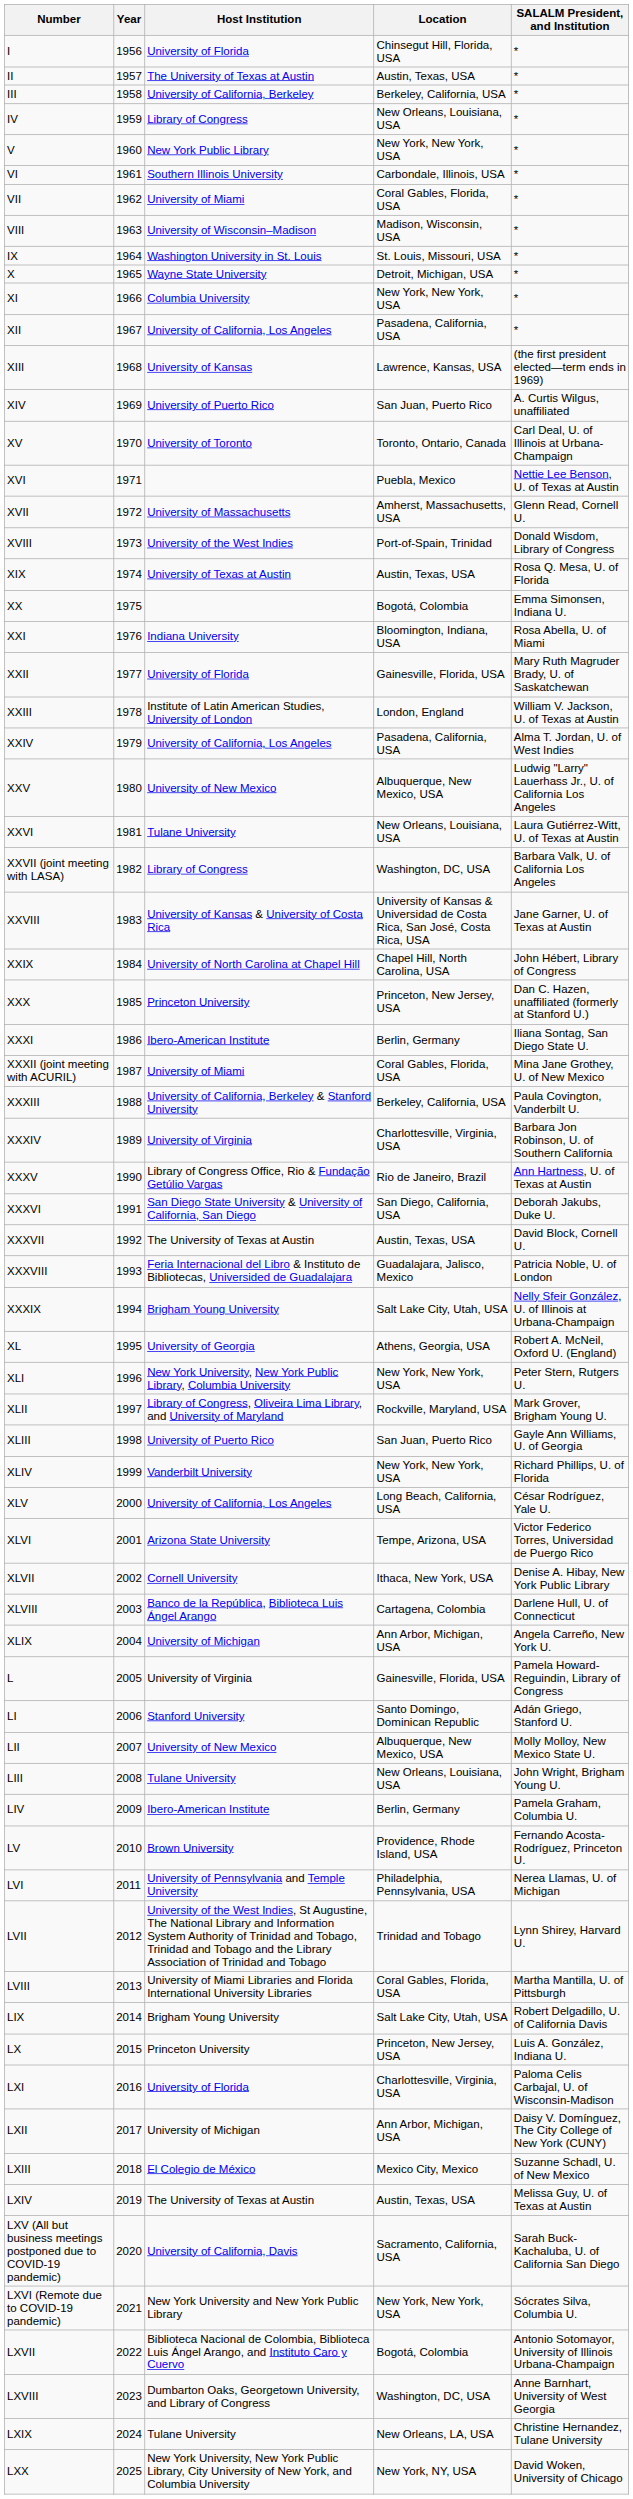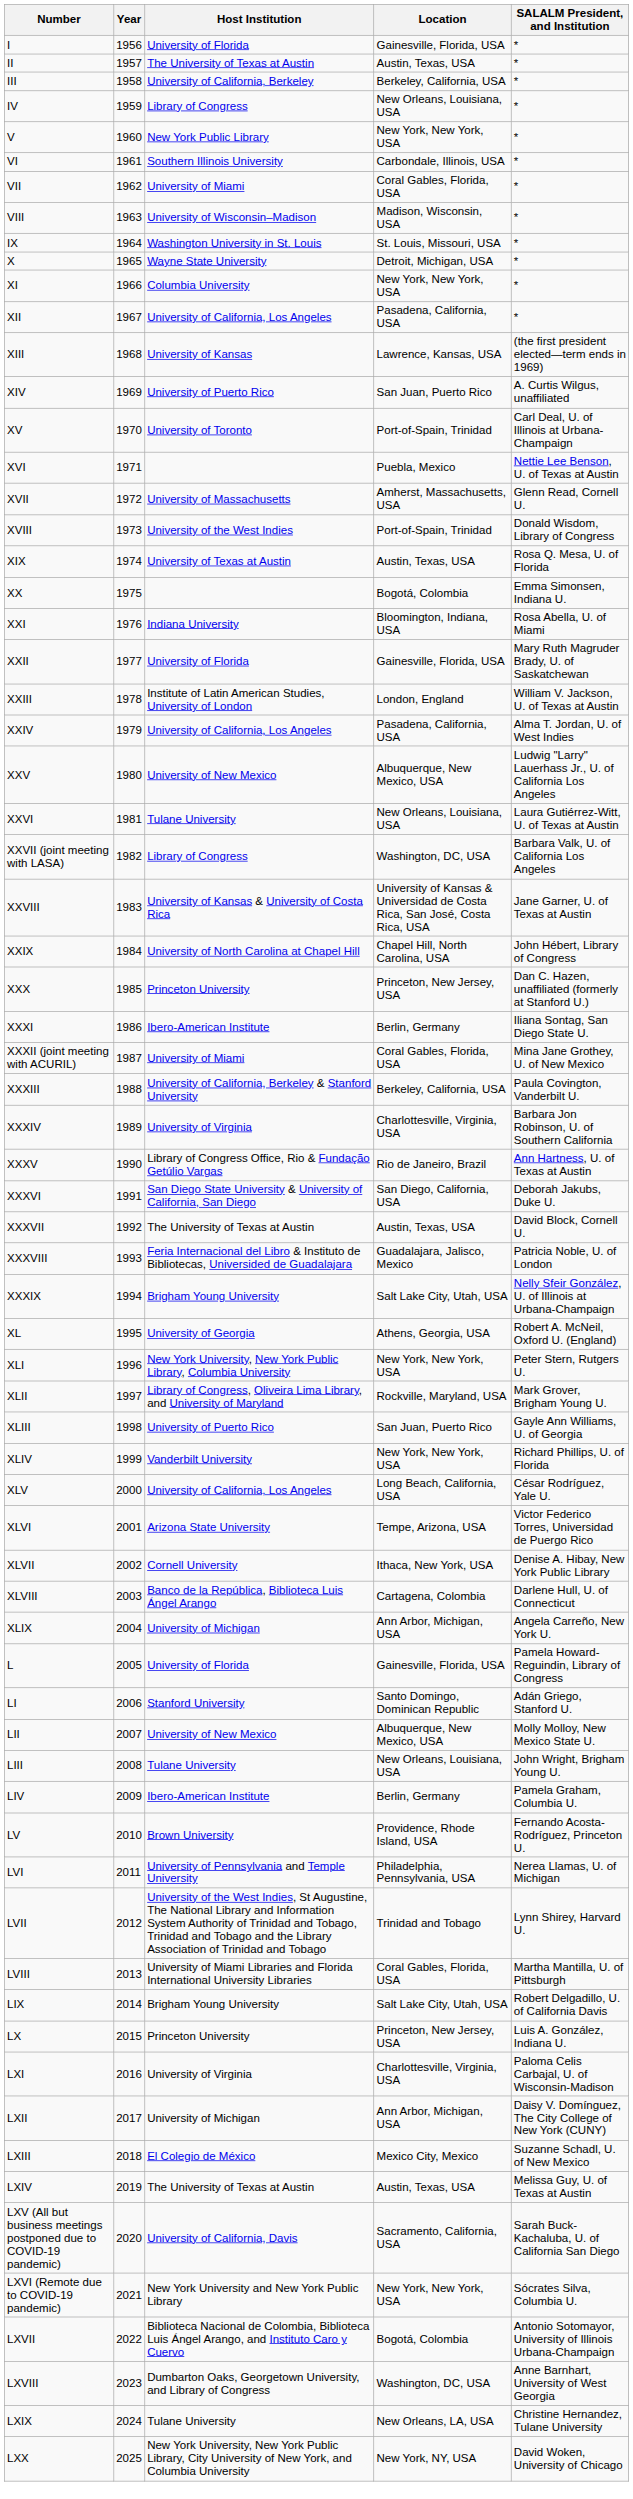(434, 51) Chinsegut Hill, Florida, USA -> (441, 44) Gainesville, Florida, USA
(441, 443) Toronto, Ontario, Canada -> (434, 430) Port-of-Spain, Trinidad
(200, 1678) University of Virginia -> (198, 1665) University of Florida
(198, 2087) University of Florida -> (200, 2074) University of Virginia
